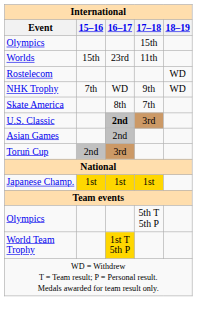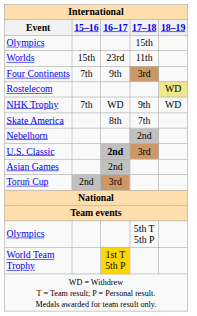+ row: (38, 74)
(178, 74) no background -> (173, 89) khaki background
+ row: (27, 136)
- row: (40, 182)
